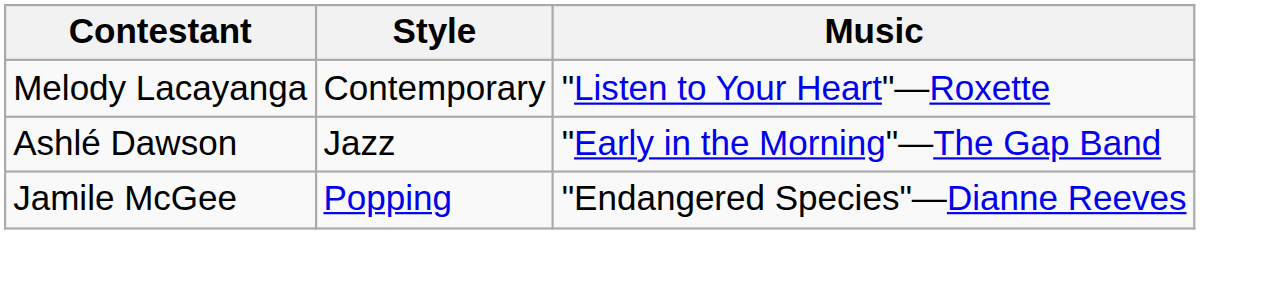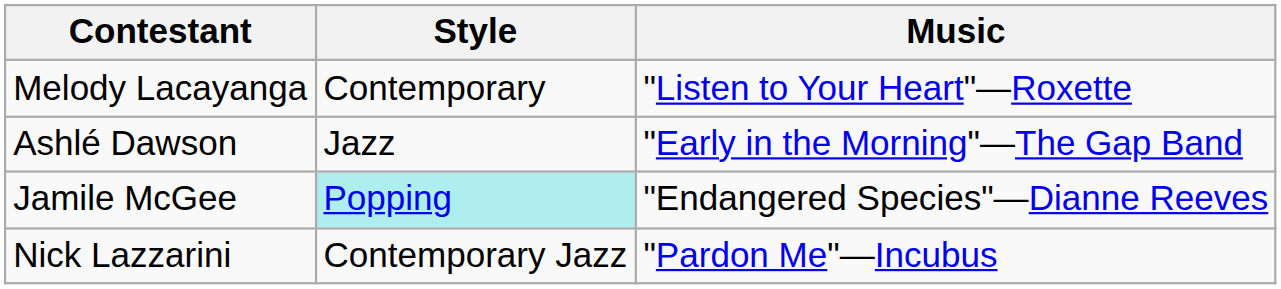(388, 198) no background -> (388, 198) paleturquoise background
+ row: (122, 254)
